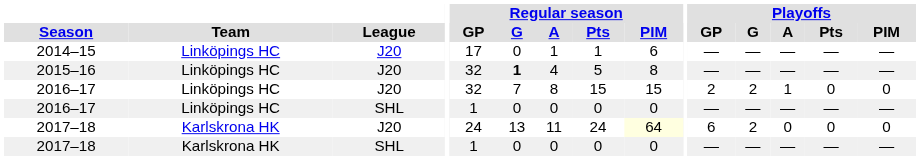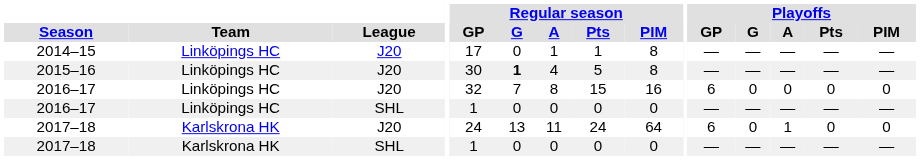(654, 51) 6 -> (654, 51) 8
(473, 70) 32 -> (473, 70) 30
(654, 89) 15 -> (654, 89) 16
(711, 89) 2 -> (711, 89) 6
(753, 89) 2 -> (753, 89) 0
(788, 89) 1 -> (788, 89) 0
(654, 127) lightyellow background -> (654, 127) no background
(753, 127) 2 -> (753, 127) 0
(788, 127) 0 -> (788, 127) 1
